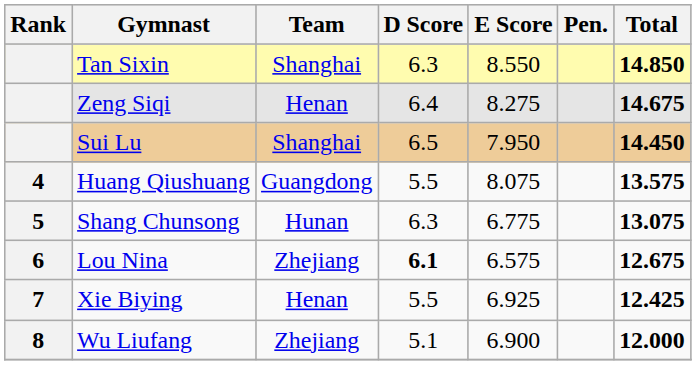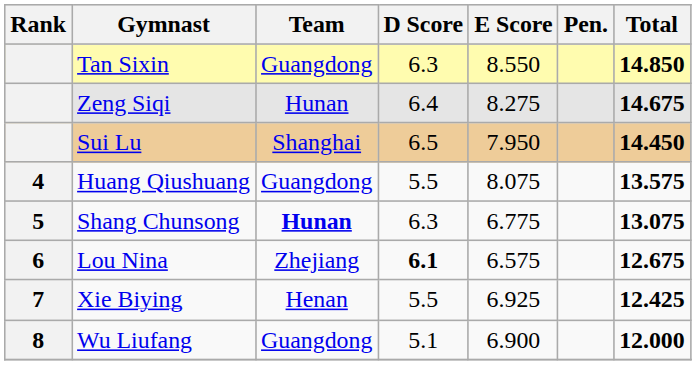(317, 63) Shanghai -> (317, 63) Guangdong
(317, 103) Henan -> (317, 103) Hunan
(317, 221) normal -> (317, 221) bold
(317, 339) Zhejiang -> (317, 339) Guangdong
